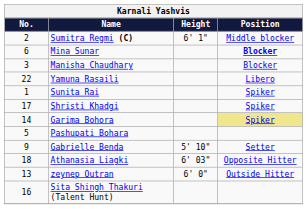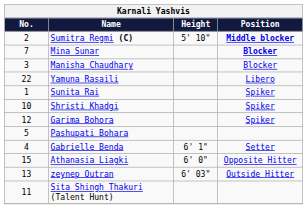(196, 38) 6' 1" -> (196, 38) 5' 10"
(260, 38) normal -> (260, 38) bold
(26, 52) 6 -> (26, 52) 7
(26, 106) 17 -> (26, 106) 10
(26, 119) 14 -> (26, 119) 12
(260, 119) khaki background -> (260, 119) no background
(26, 146) 9 -> (26, 146) 4
(196, 146) 5' 10" -> (196, 146) 6' 1"
(26, 160) 18 -> (26, 160) 15
(196, 160) 6' 03" -> (196, 160) 6' 0"
(196, 174) 6' 0" -> (196, 174) 6' 03"
(26, 192) 16 -> (26, 192) 11
